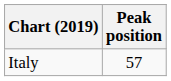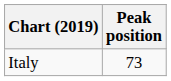(134, 62) 57 -> (134, 62) 73
